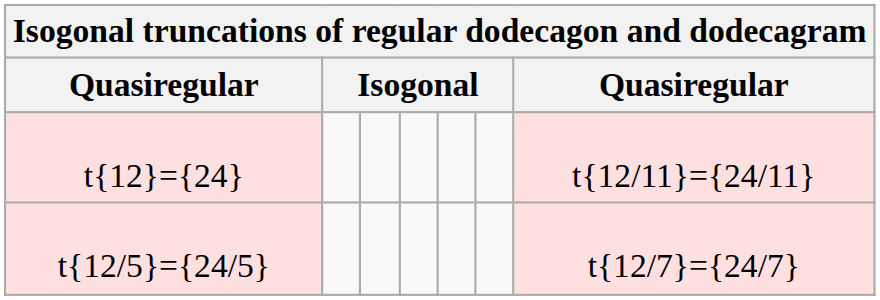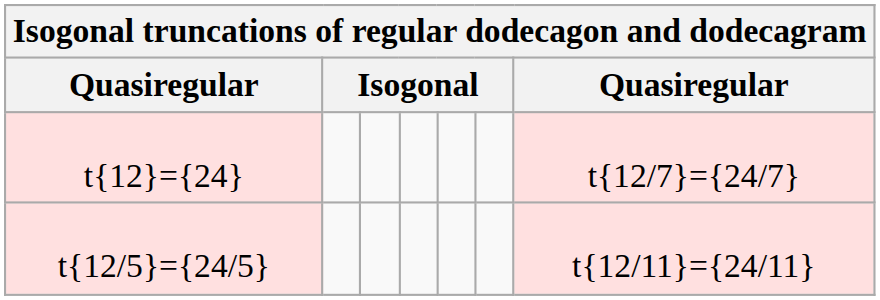(694, 175) t{12/11}={24/11} -> (694, 175) t{12/7}={24/7}
(694, 266) t{12/7}={24/7} -> (694, 266) t{12/11}={24/11}
